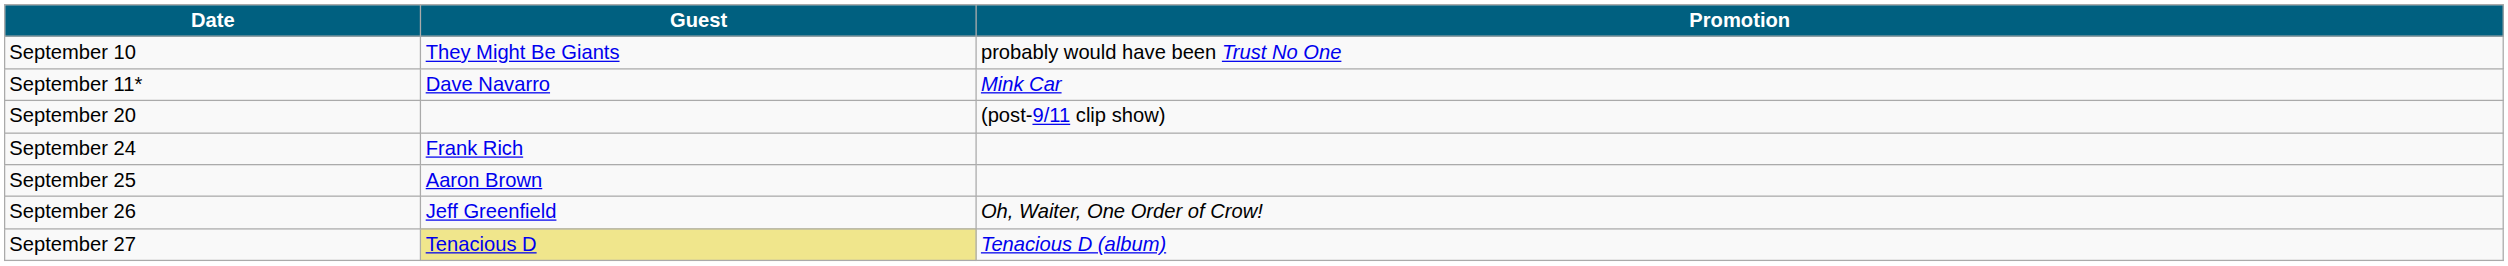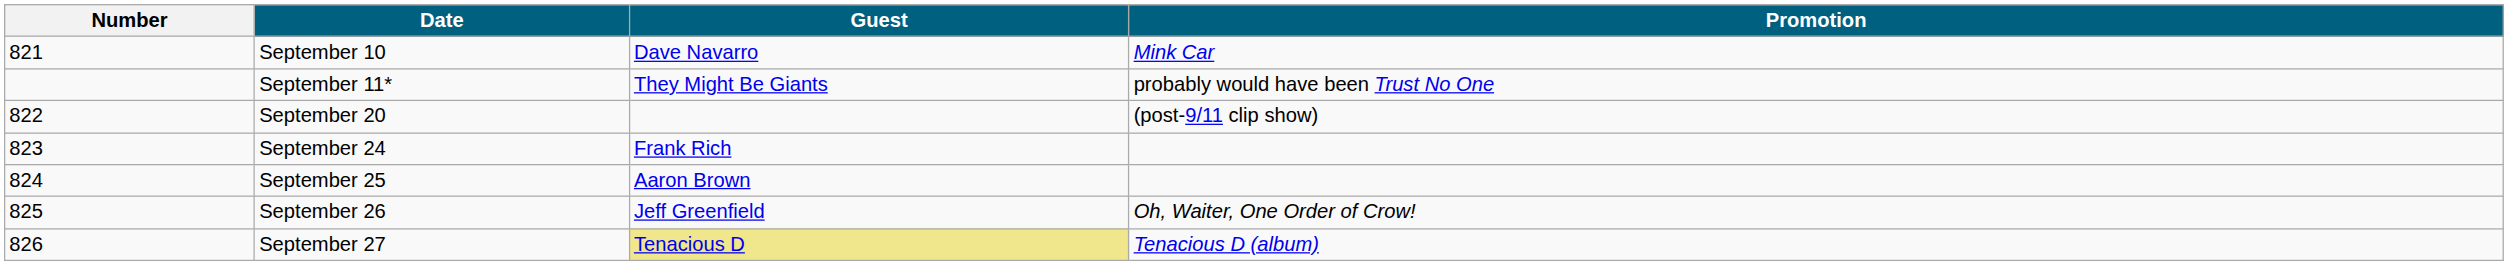+ column: (130, 20)
(523, 52) They Might Be Giants -> (696, 52) Dave Navarro
(1161, 52) probably would have been Trust No One -> (1174, 52) Mink Car
(488, 84) Dave Navarro -> (731, 84) They Might Be Giants
(1021, 84) Mink Car -> (1314, 84) probably would have been Trust No One
